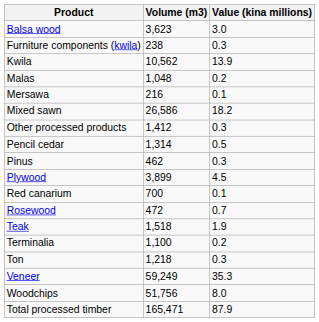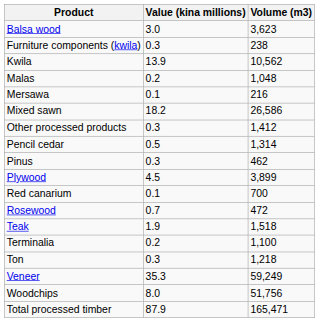columns swapped: (176, 12) <-> (262, 12)
